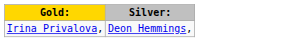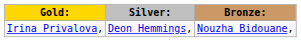+ column: (245, 13)
